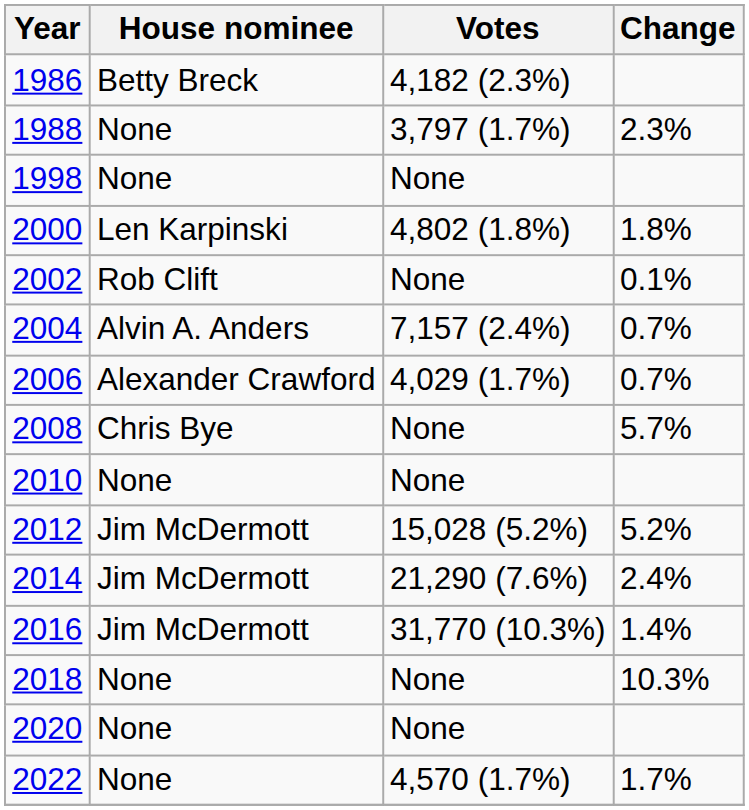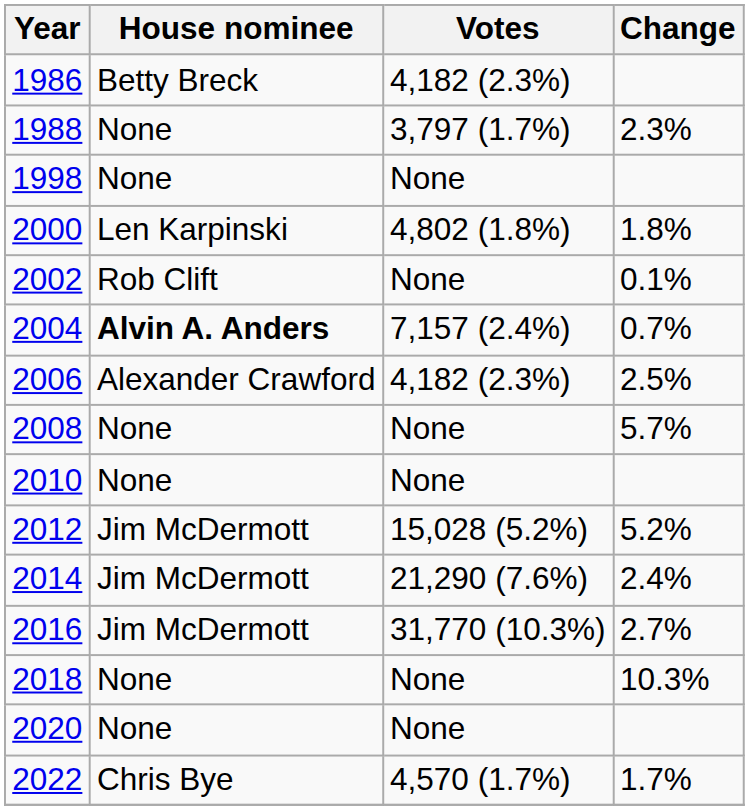(203, 329) normal -> (213, 329) bold
(480, 379) 4,029 (1.7%) -> (480, 379) 4,182 (2.3%)
(656, 379) 0.7% -> (656, 379) 2.5%
(165, 429) Chris Bye -> (135, 429) None
(656, 629) 1.4% -> (656, 629) 2.7%
(135, 779) None -> (165, 779) Chris Bye
